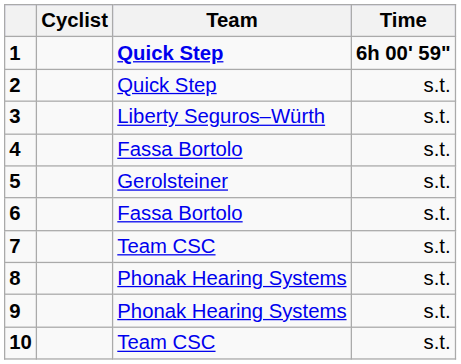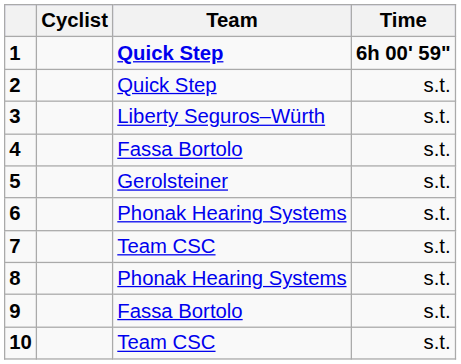(180, 213) Fassa Bortolo -> (232, 213) Phonak Hearing Systems
(232, 310) Phonak Hearing Systems -> (180, 310) Fassa Bortolo
